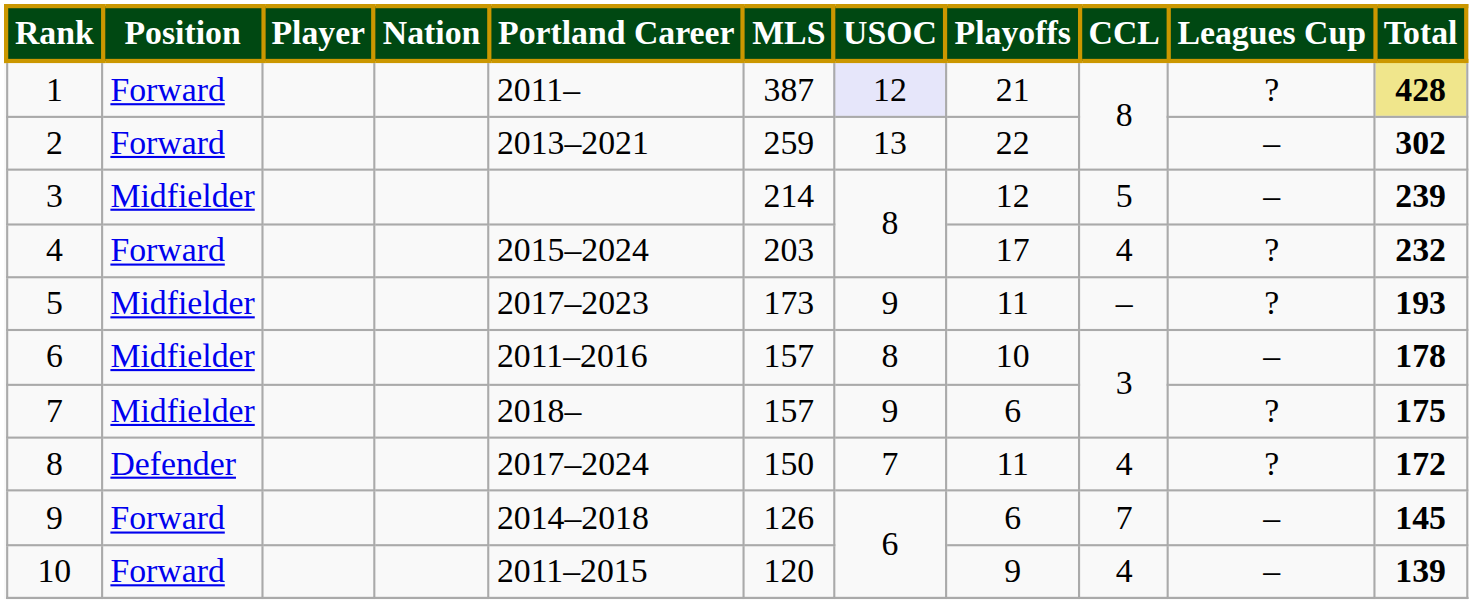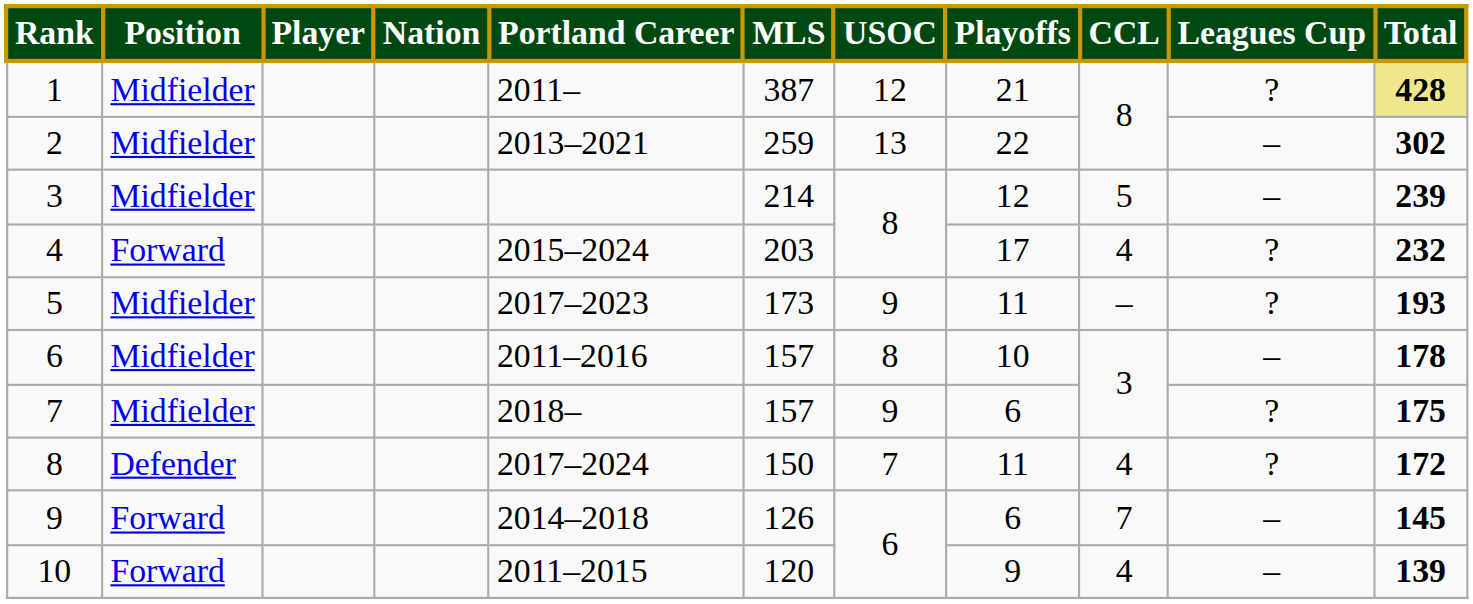(168, 89) Forward -> (183, 89) Midfielder
(890, 89) lavender background -> (890, 89) no background
(168, 142) Forward -> (183, 142) Midfielder
